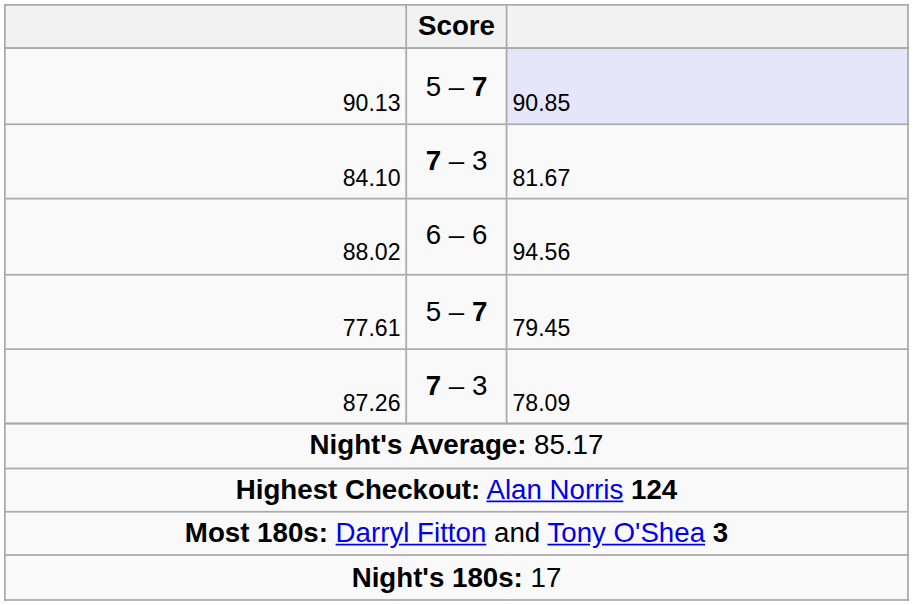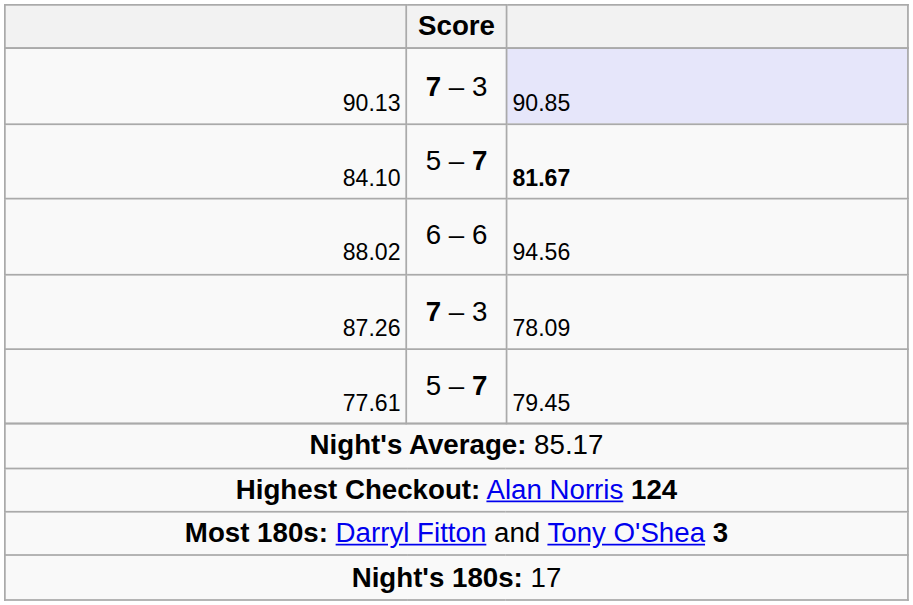(457, 85) 5 – 7 -> (457, 85) 7 – 3
(457, 160) 7 – 3 -> (457, 160) 5 – 7
(541, 178) normal -> (541, 176) bold
rows swapped: (372, 403) <-> (372, 328)
